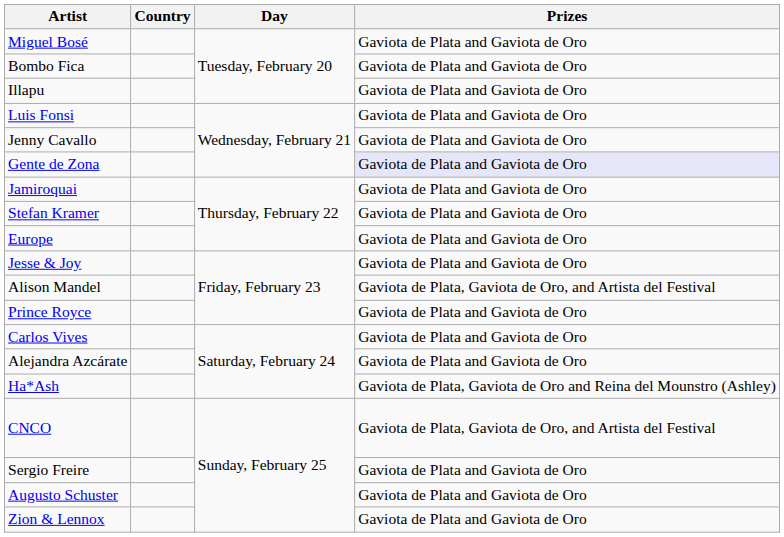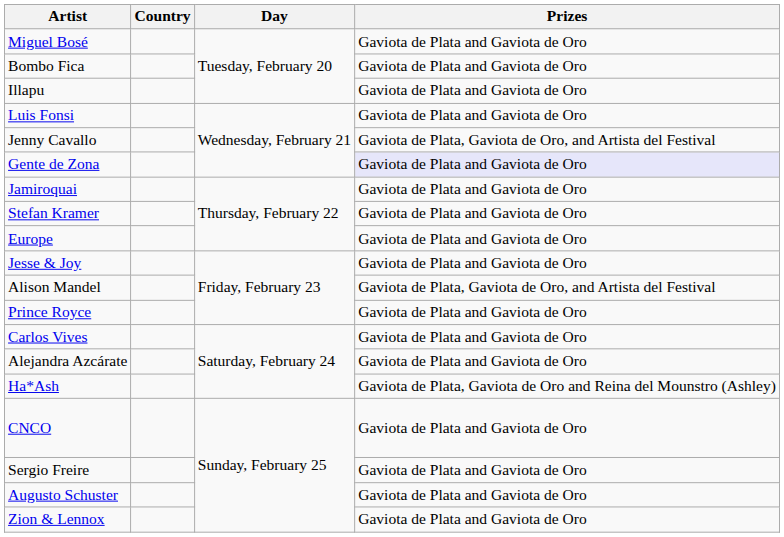(472, 139) Gaviota de Plata and Gaviota de Oro -> (537, 139) Gaviota de Plata, Gaviota de Oro, and Artista del Festival
(537, 428) Gaviota de Plata, Gaviota de Oro, and Artista del Festival -> (472, 428) Gaviota de Plata and Gaviota de Oro
